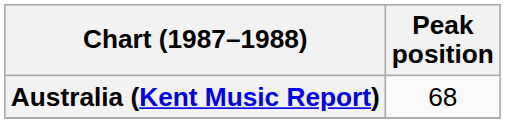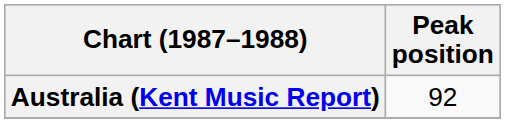(443, 96) 68 -> (443, 96) 92
